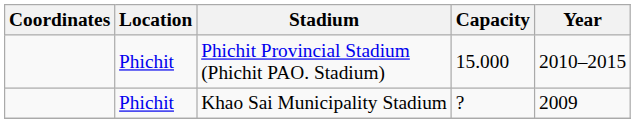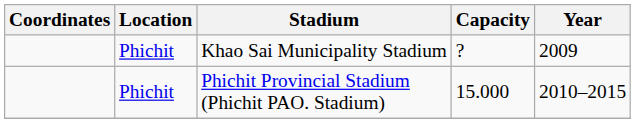rows swapped: (324, 103) <-> (305, 61)
